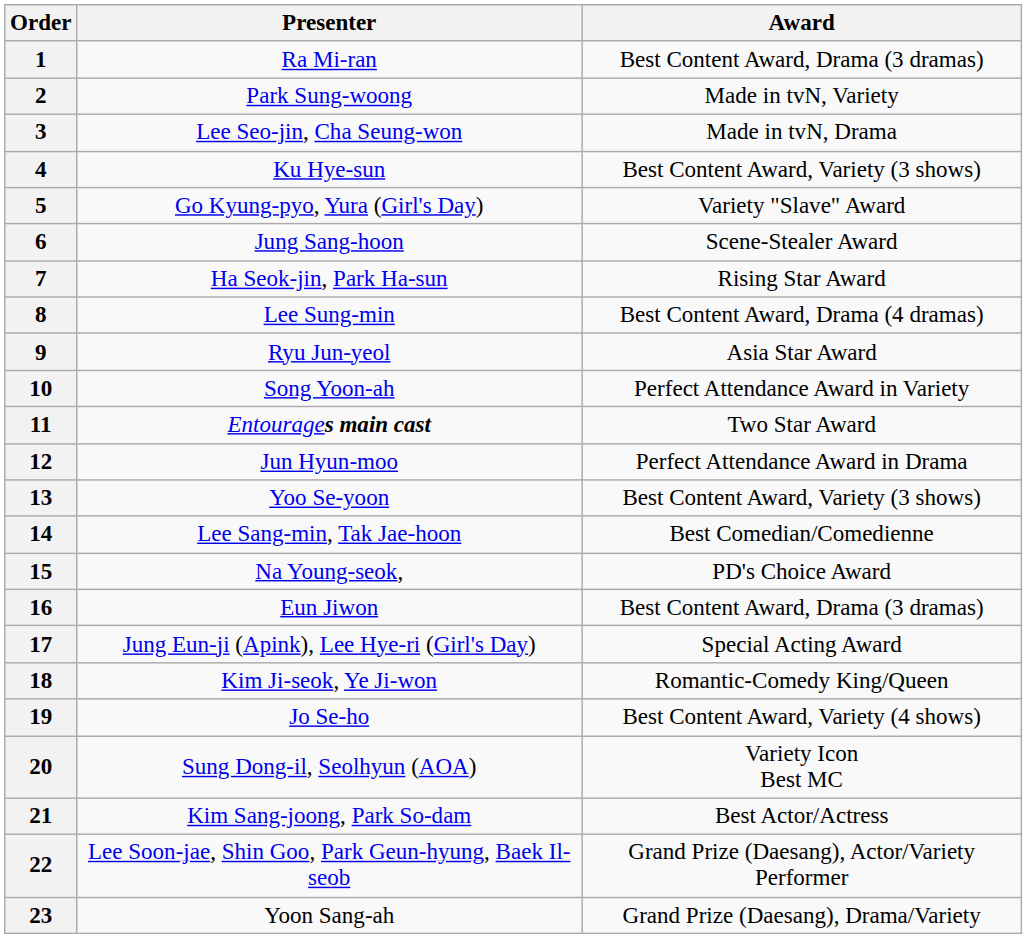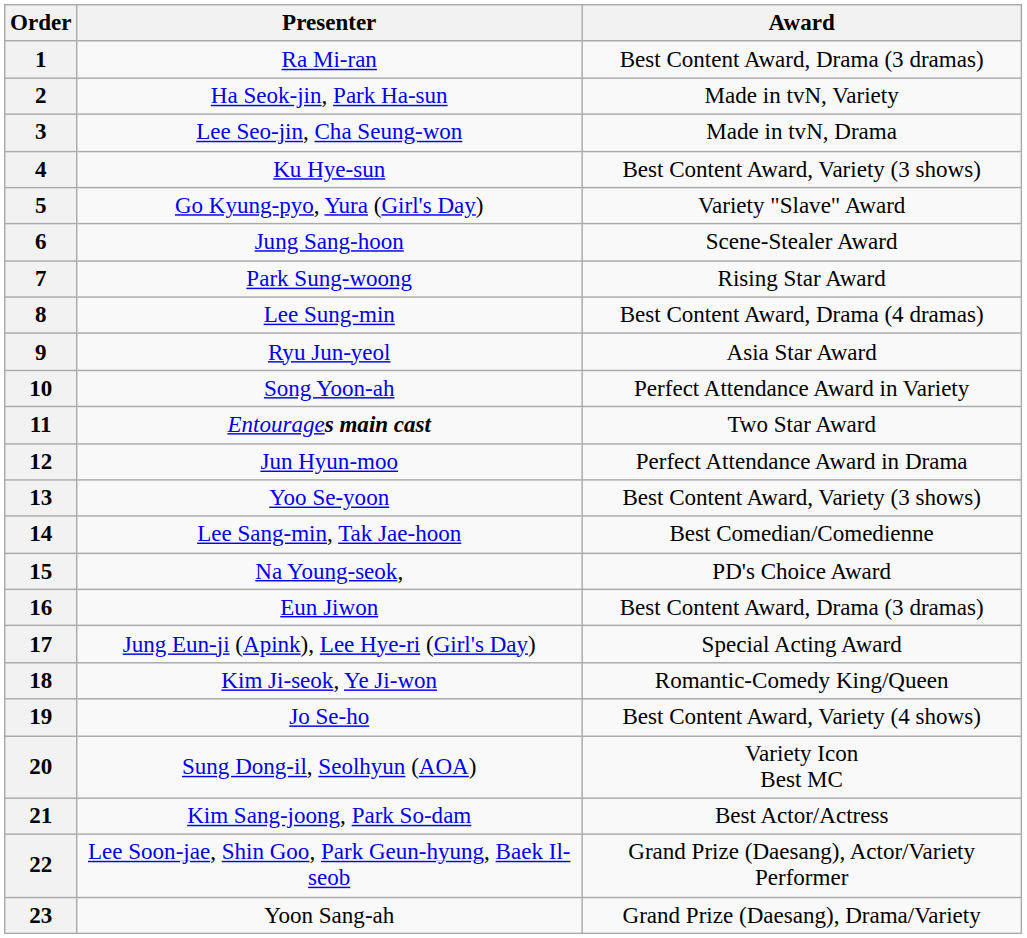(329, 95) Park Sung-woong -> (329, 95) Ha Seok-jin, Park Ha-sun
(329, 278) Ha Seok-jin, Park Ha-sun -> (329, 278) Park Sung-woong
